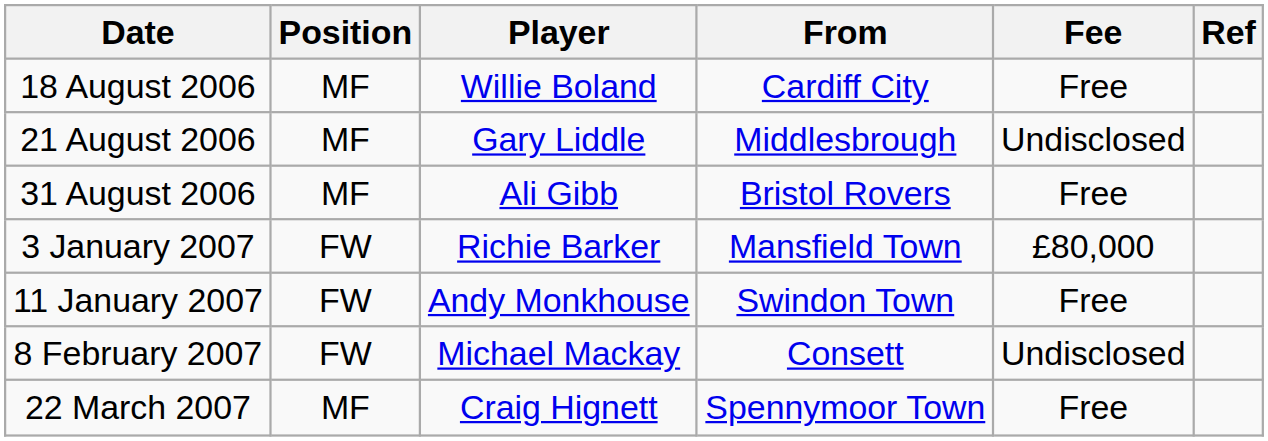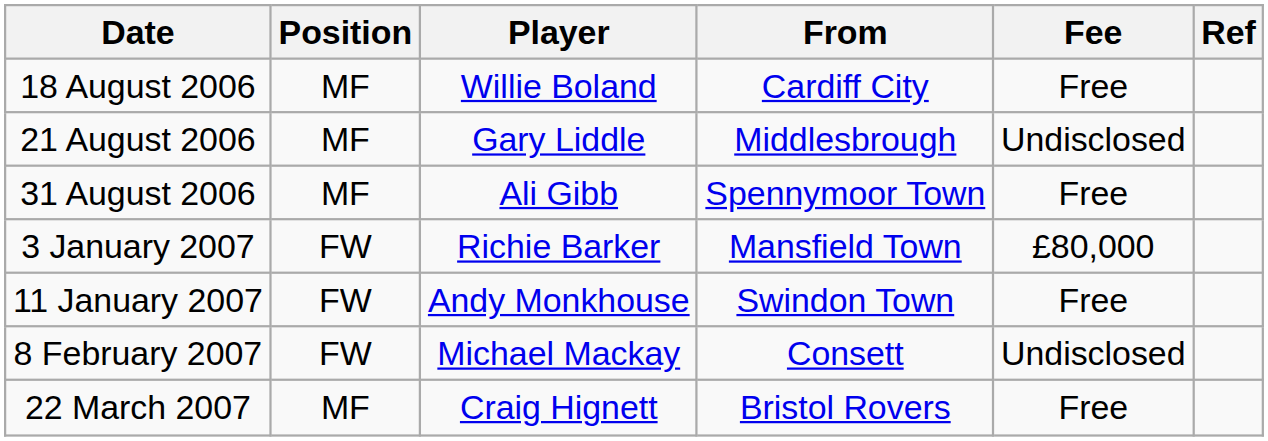(845, 193) Bristol Rovers -> (845, 193) Spennymoor Town
(845, 408) Spennymoor Town -> (845, 408) Bristol Rovers
